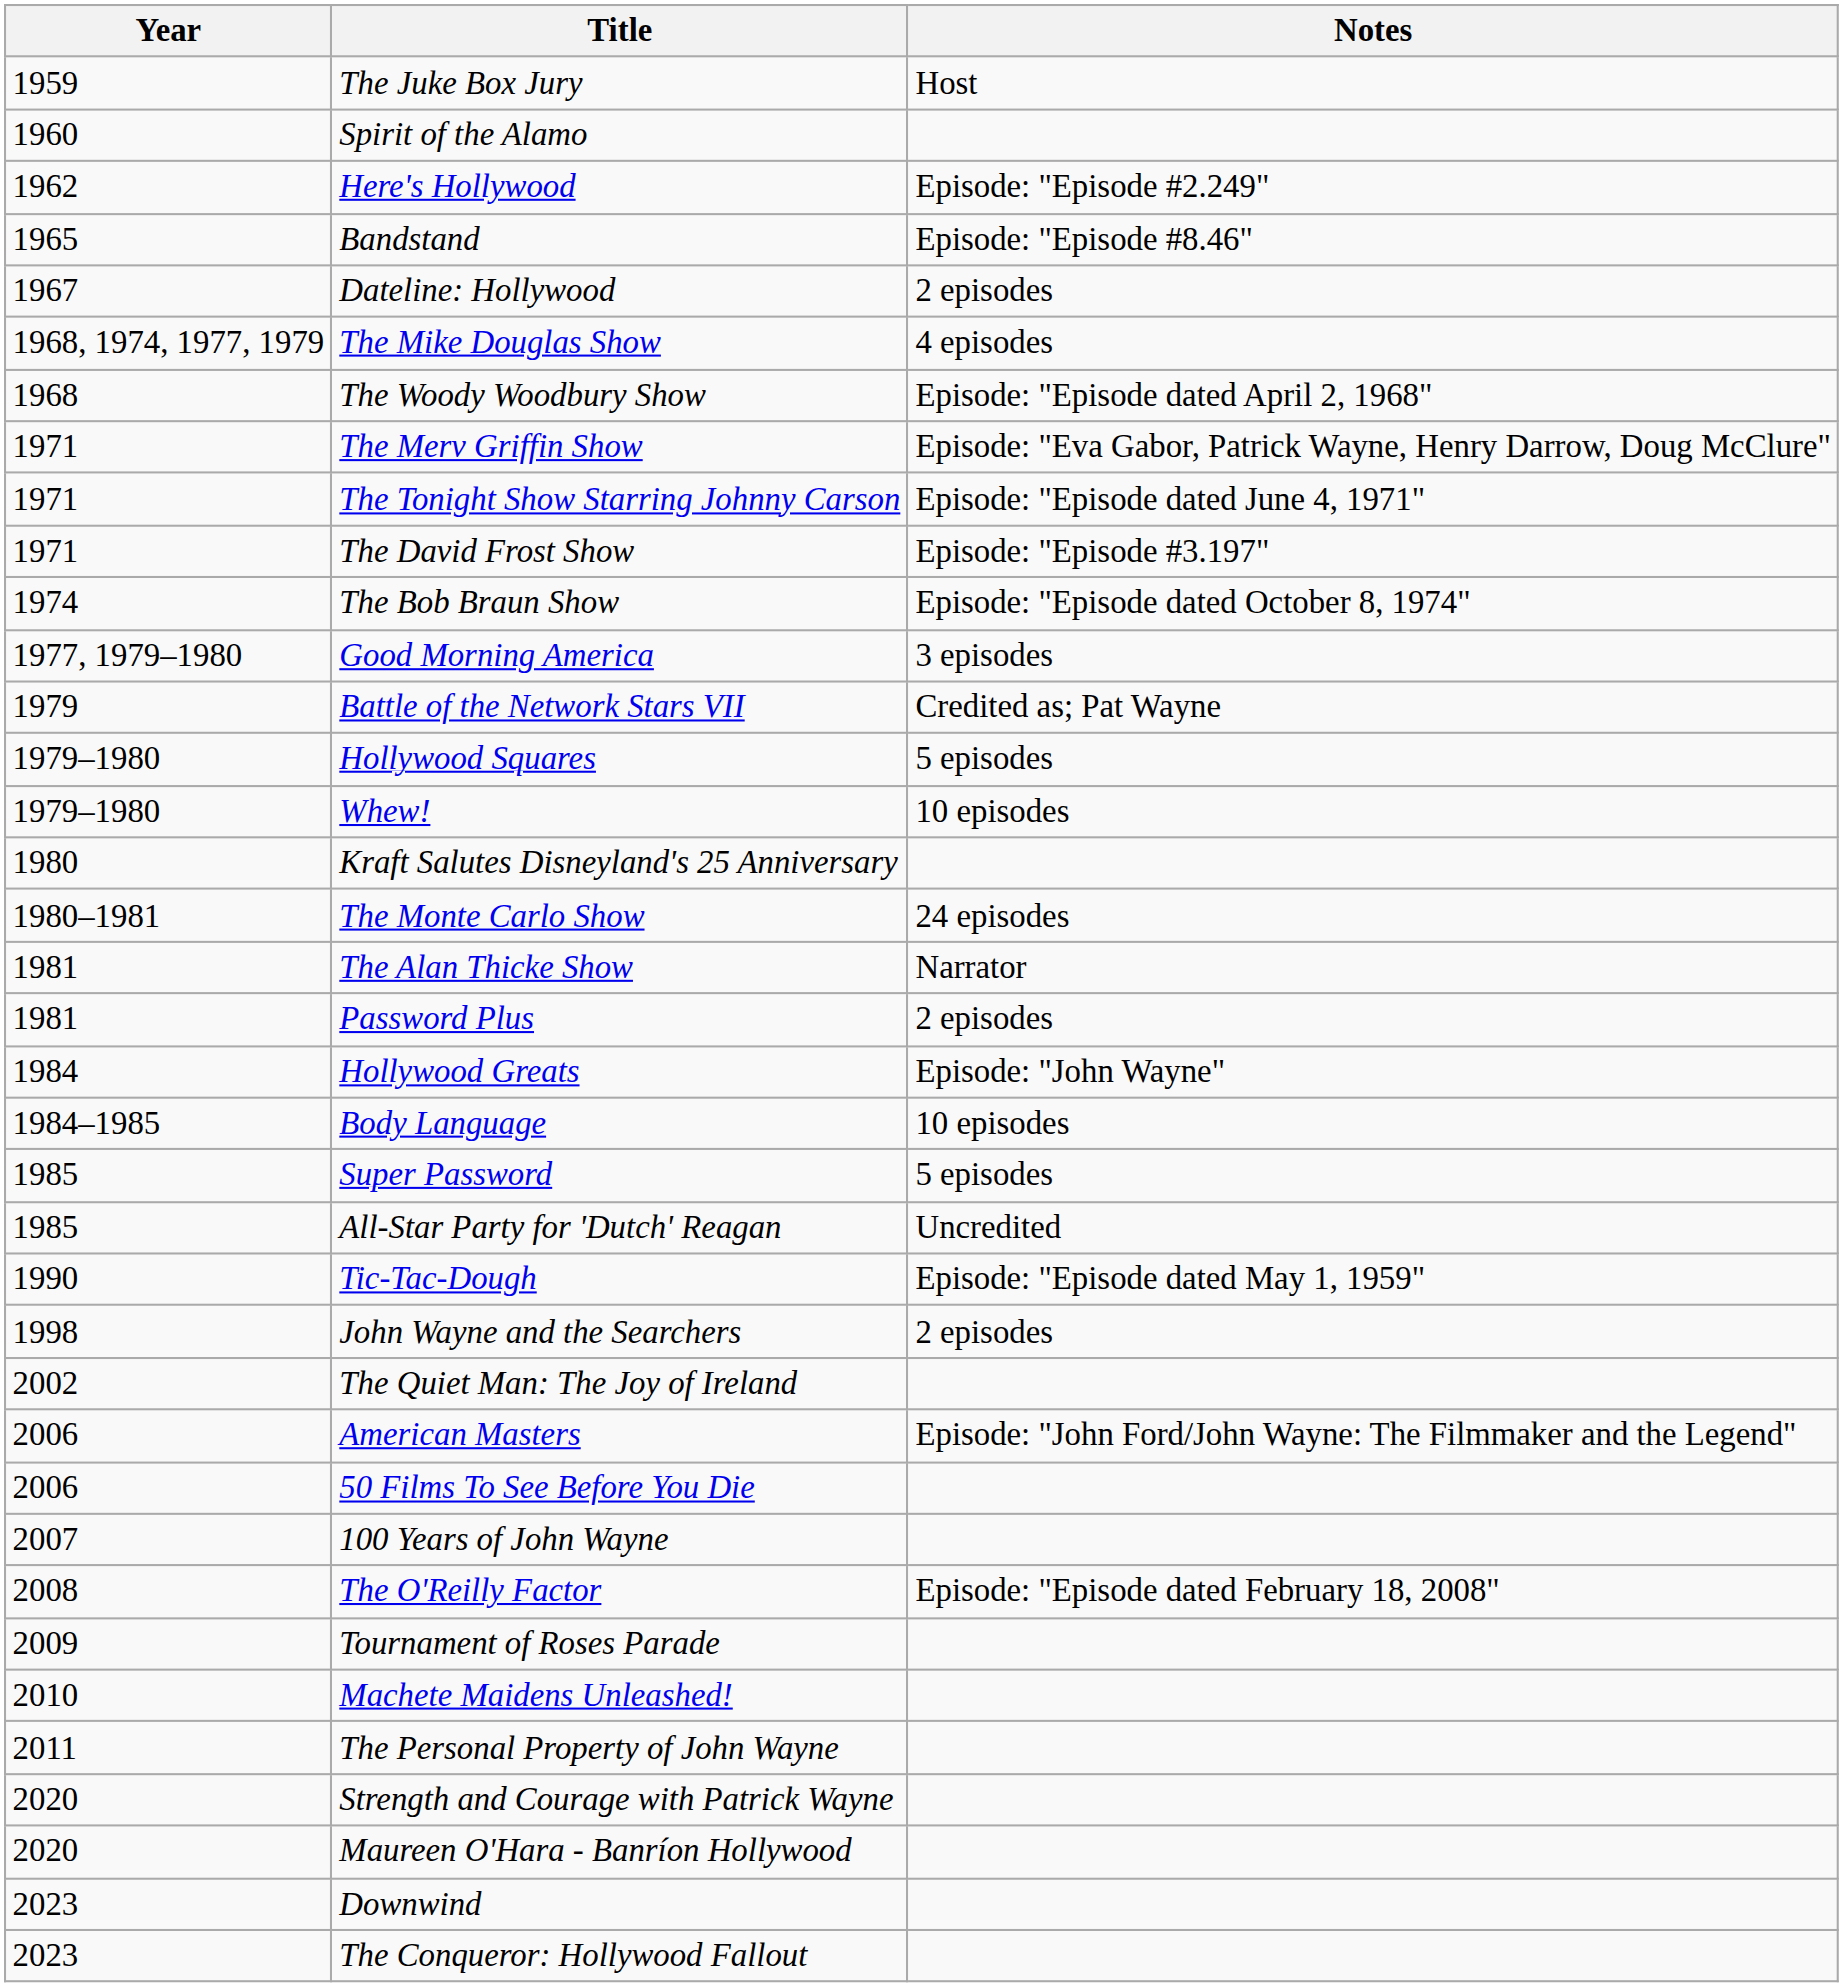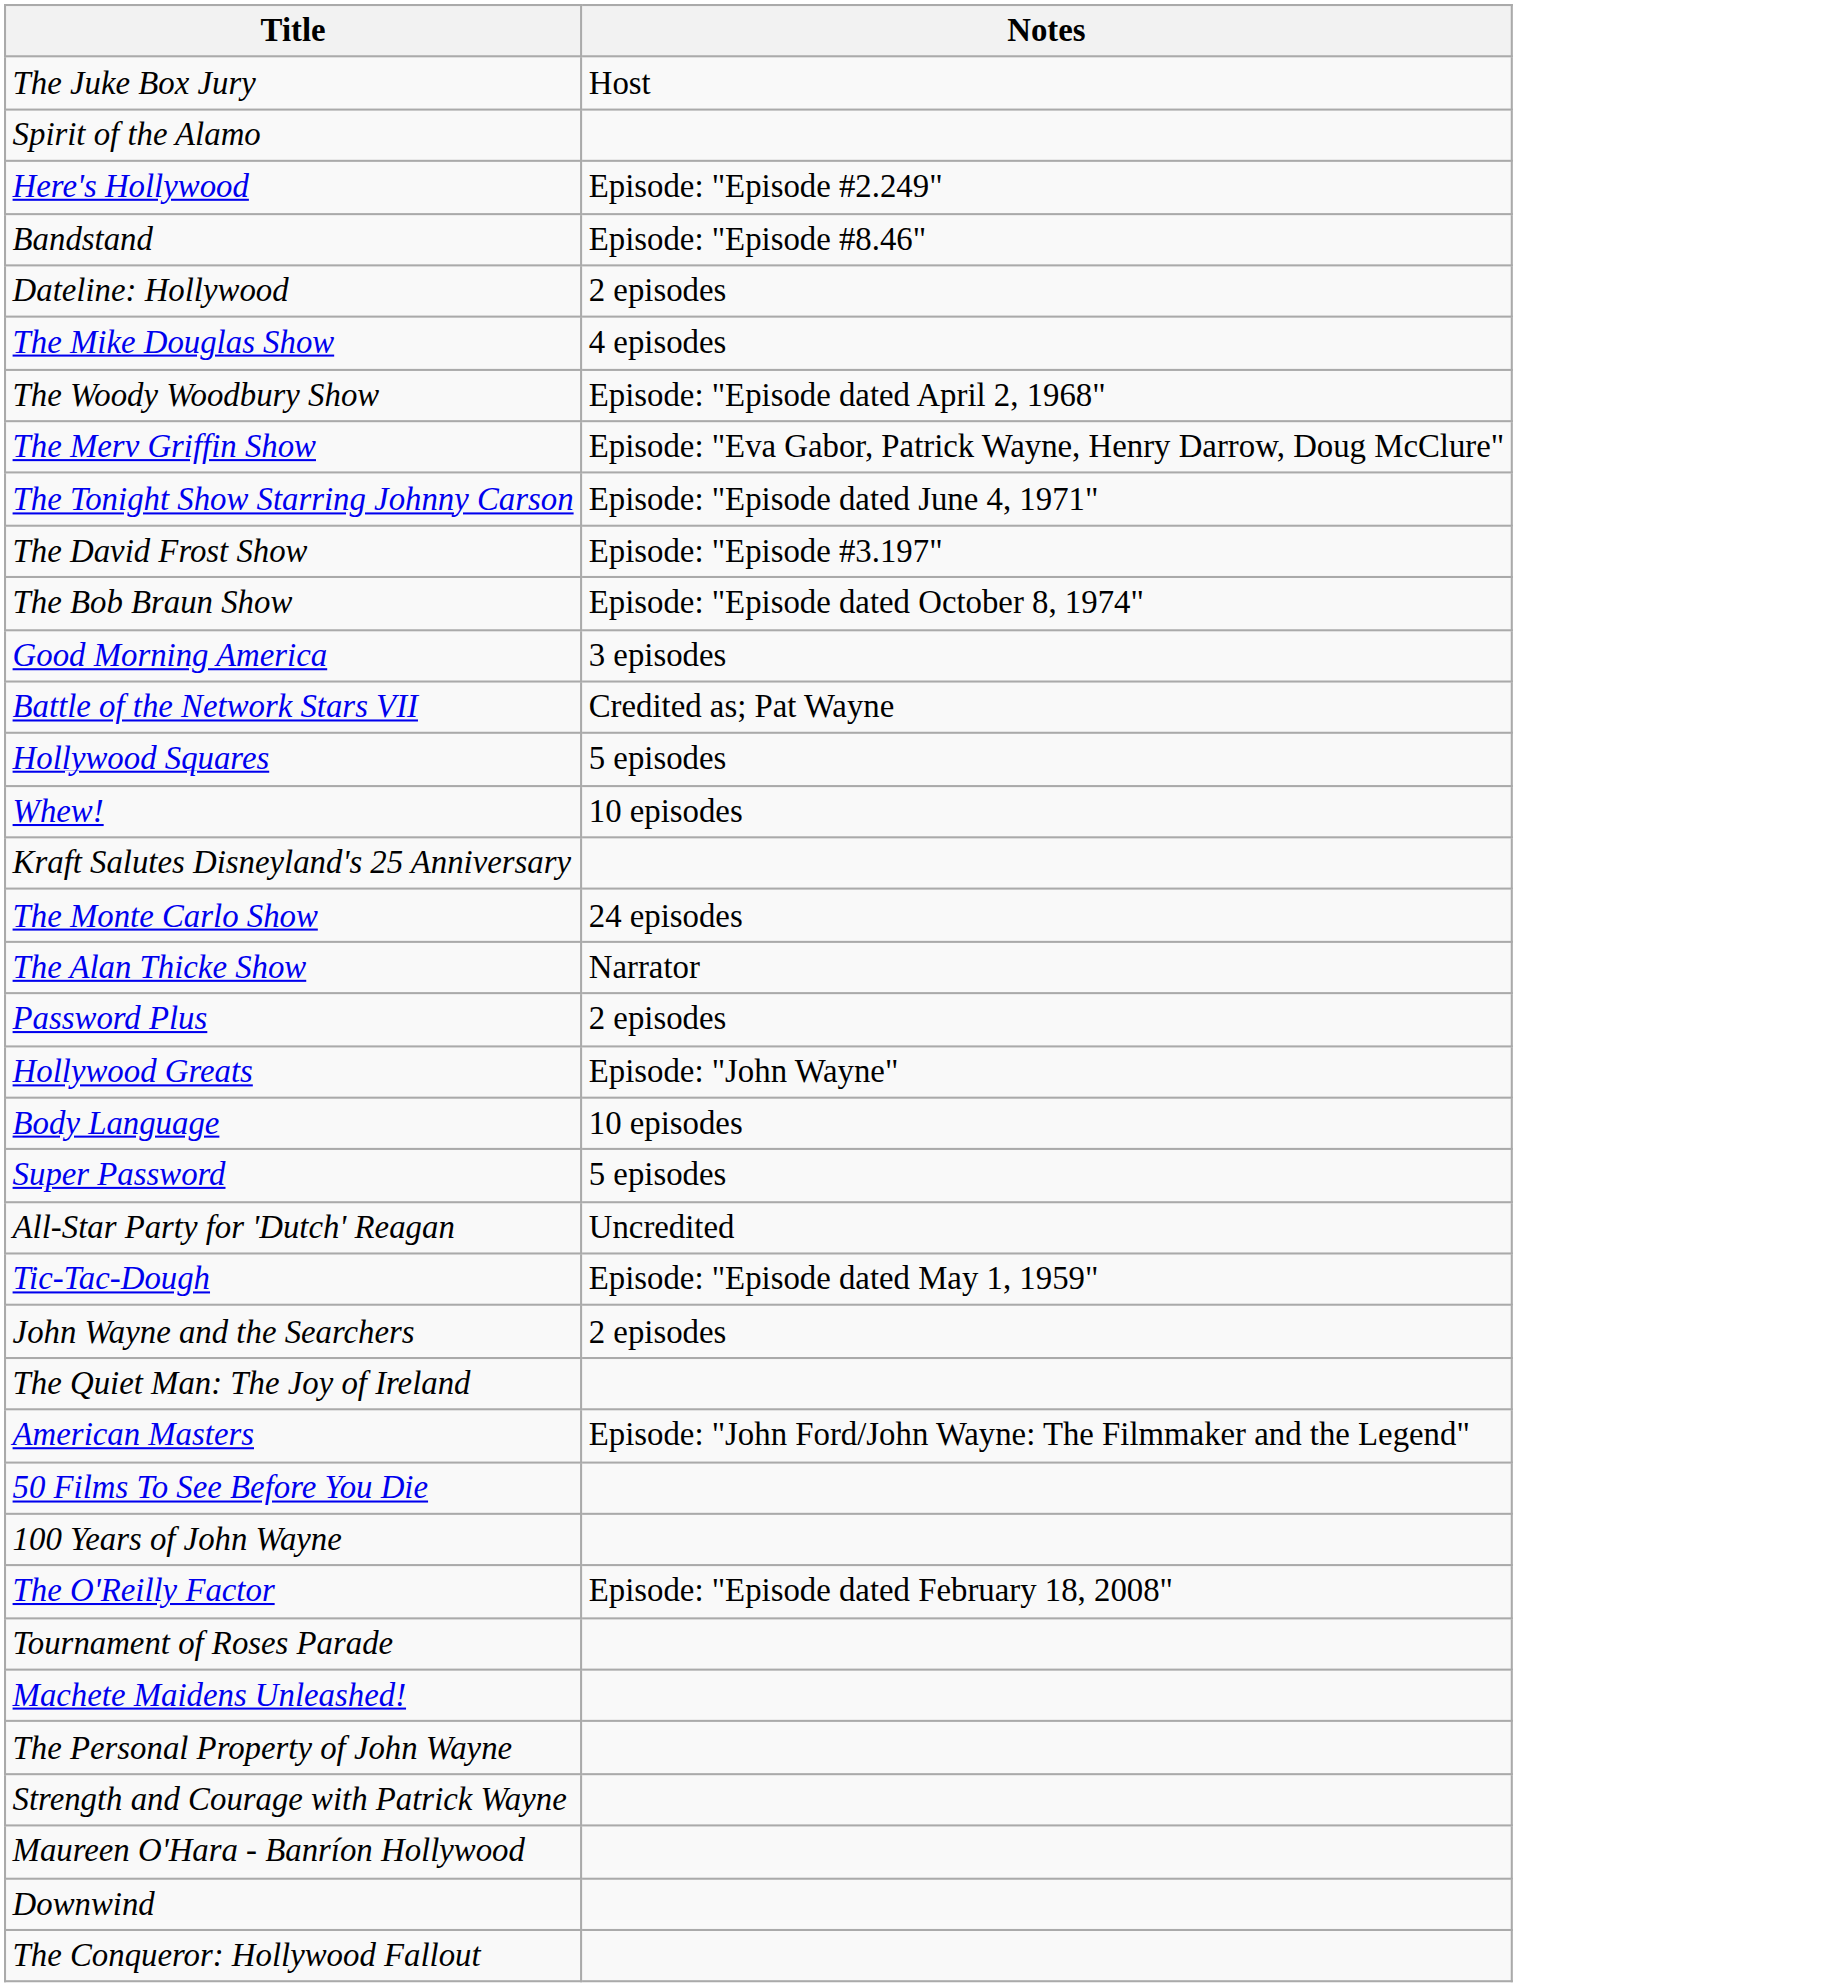- column: (168, 30)
